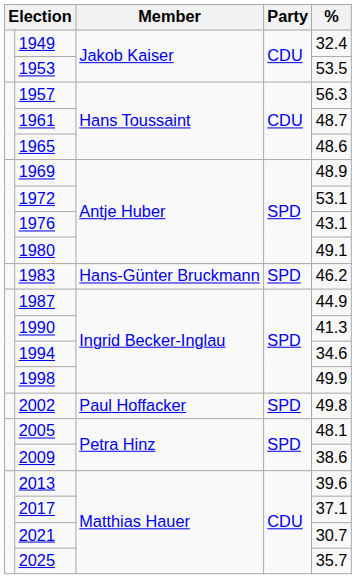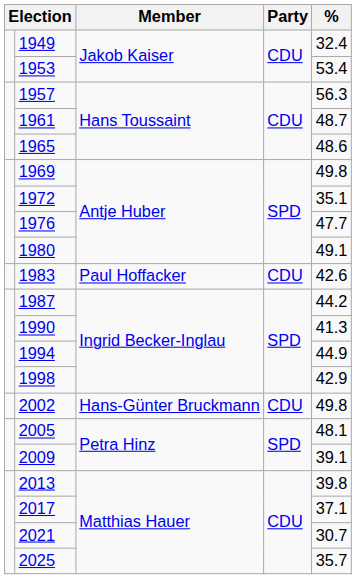(332, 69) 53.5 -> (332, 69) 53.4
(332, 172) 48.9 -> (332, 172) 49.8
(332, 198) 53.1 -> (332, 198) 35.1
(332, 224) 43.1 -> (332, 224) 47.7
(170, 276) Hans-Günter Bruckmann -> (133, 276) Paul Hoffacker
(284, 276) SPD -> (285, 276) CDU
(332, 276) 46.2 -> (332, 276) 42.6
(332, 302) 44.9 -> (332, 302) 44.2
(332, 353) 34.6 -> (332, 353) 44.9
(332, 379) 49.9 -> (332, 379) 42.9
(133, 405) Paul Hoffacker -> (170, 405) Hans-Günter Bruckmann
(284, 405) SPD -> (285, 405) CDU
(332, 457) 38.6 -> (332, 457) 39.1
(332, 483) 39.6 -> (332, 483) 39.8
